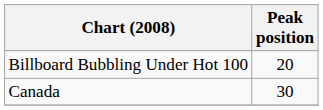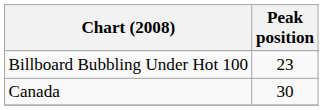(285, 64) 20 -> (285, 64) 23
